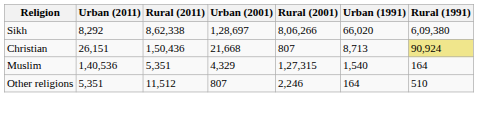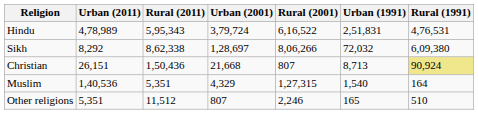+ row: (21, 30)
(358, 30) 66,020 -> (358, 48) 72,032
(351, 83) 164 -> (351, 100) 165
